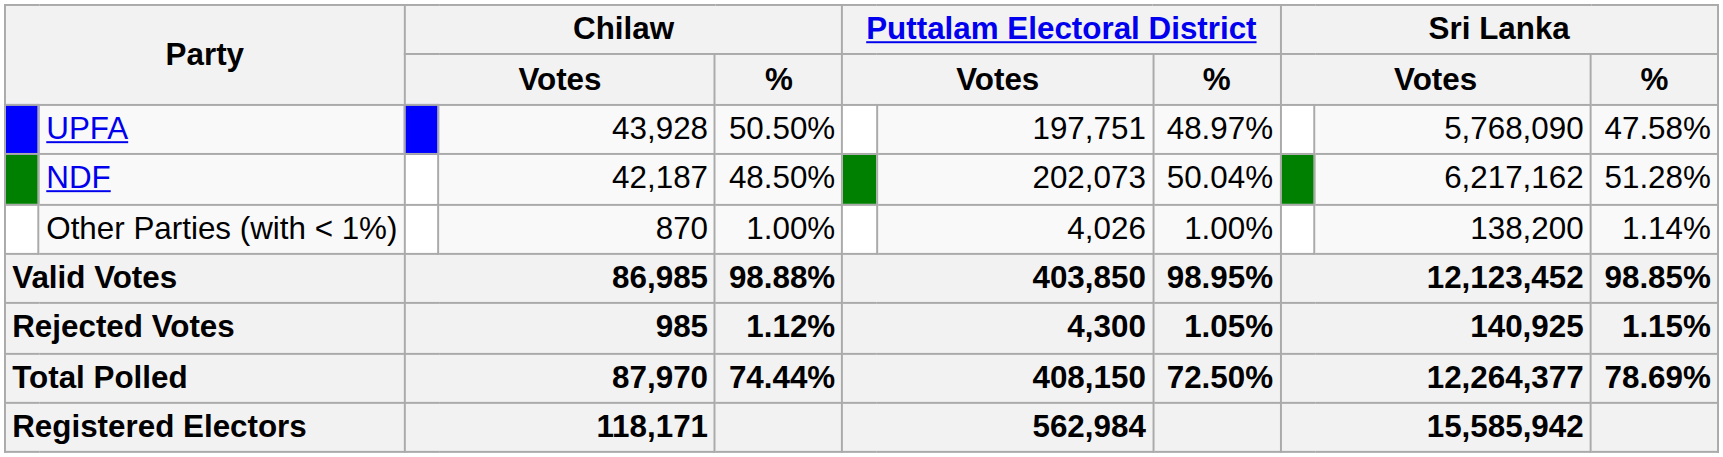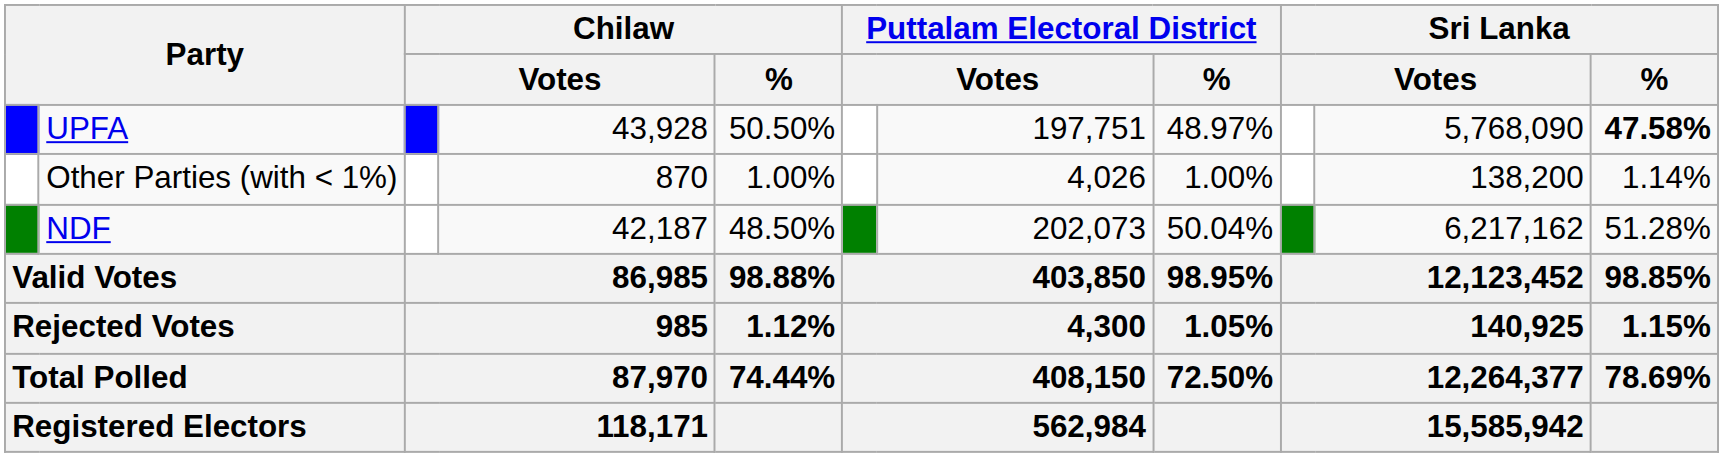(1658, 128) normal -> (1658, 128) bold
rows swapped: (78, 178) <-> (222, 228)
